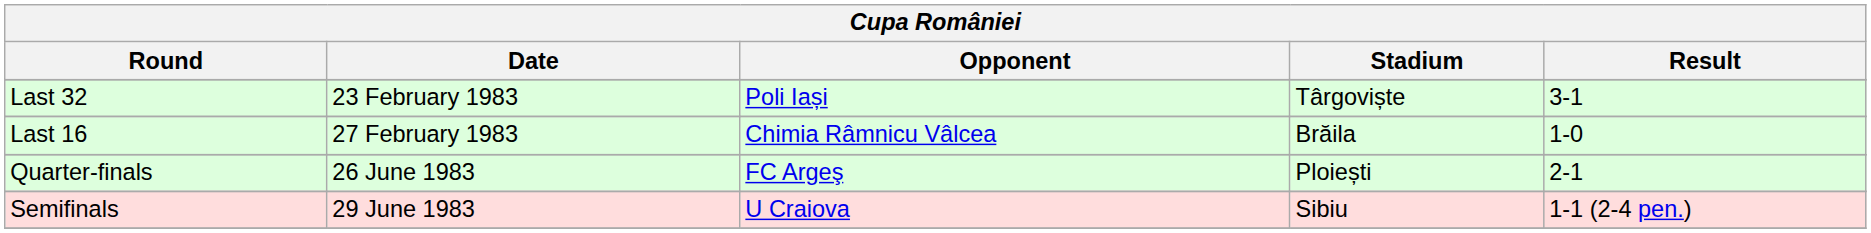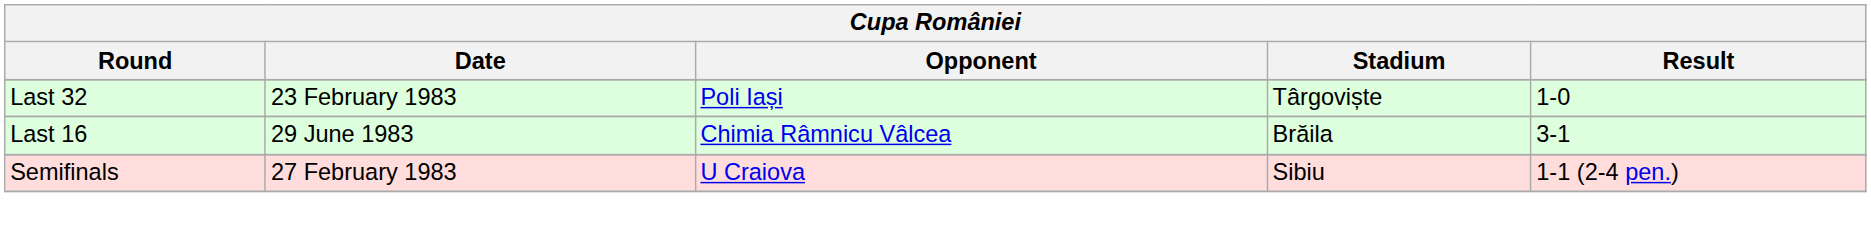(1566, 97) 3-1 -> (1553, 97) 1-0
(425, 135) 27 February 1983 -> (342, 135) 29 June 1983
(1566, 135) 1-0 -> (1553, 135) 3-1
- row: (81, 172)
(404, 209) 29 June 1983 -> (364, 172) 27 February 1983
